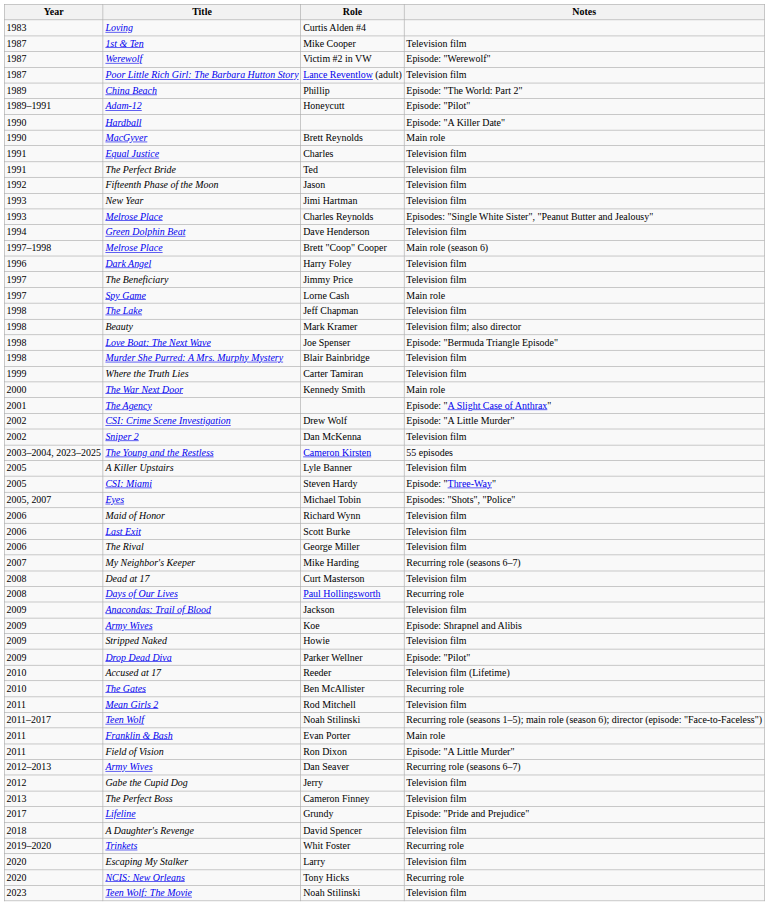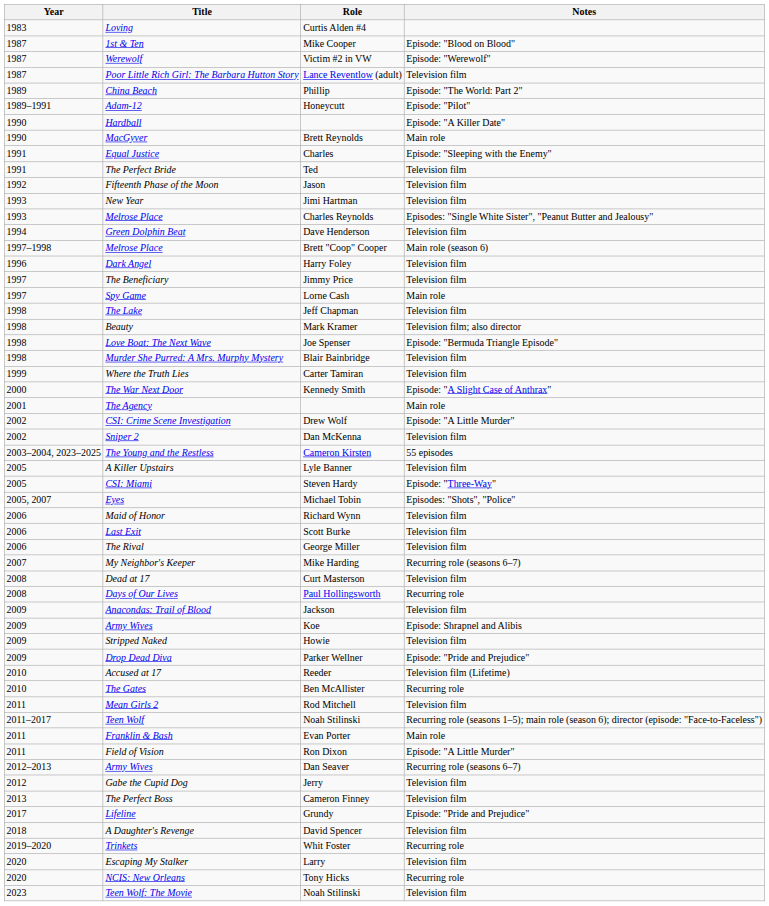(436, 43) Television film -> (461, 43) Episode: "Blood on Blood"
(436, 153) Television film -> (479, 153) Episode: "Sleeping with the Enemy"
(426, 389) Main role -> (479, 389) Episode: "A Slight Case of Anthrax"
(479, 405) Episode: "A Slight Case of Anthrax" -> (426, 405) Main role
(438, 657) Episode: "Pilot" -> (468, 657) Episode: "Pride and Prejudice"
